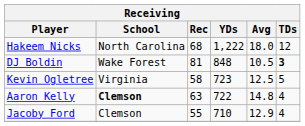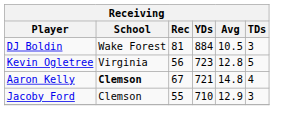- row: (44, 46)
(222, 63) 848 -> (204, 46) 884
(282, 63) bold -> (251, 46) normal
(196, 80) 58 -> (177, 63) 56
(261, 80) 12.5 -> (230, 63) 12.8
(196, 96) 63 -> (177, 80) 67
(222, 96) 722 -> (204, 80) 721
(282, 113) 4 -> (251, 96) 3
